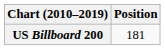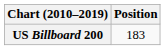(136, 34) 181 -> (136, 34) 183
